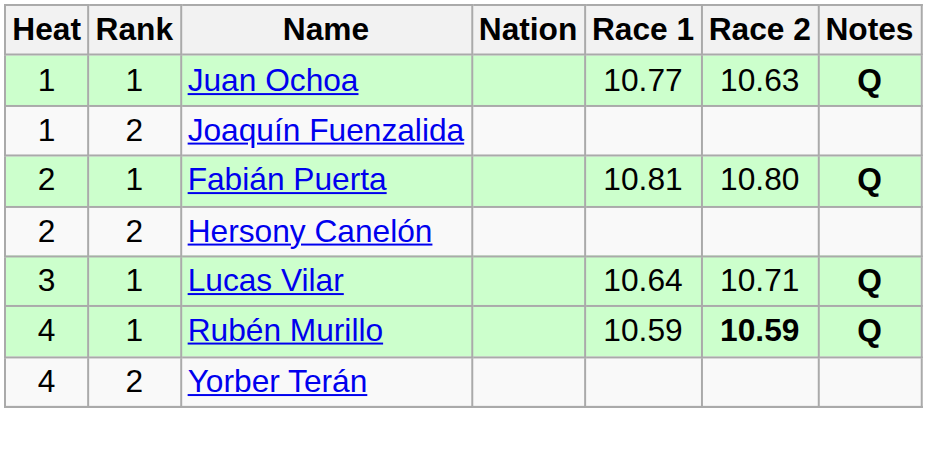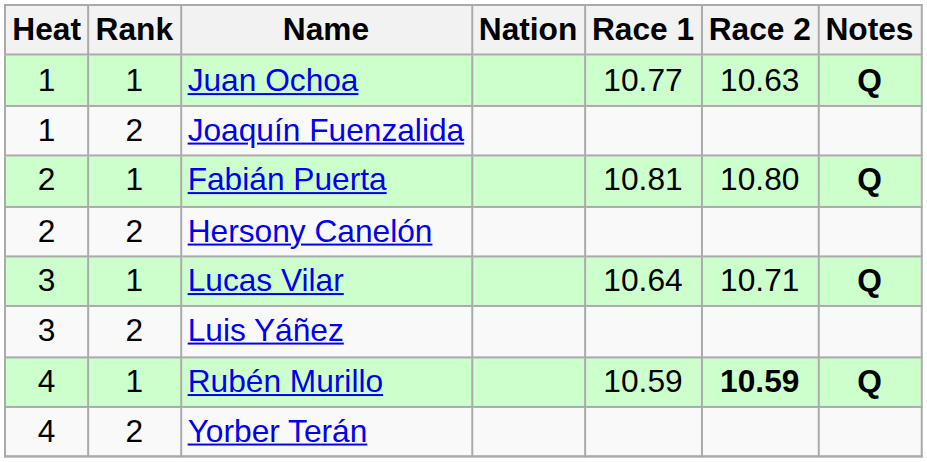+ row: (266, 331)
